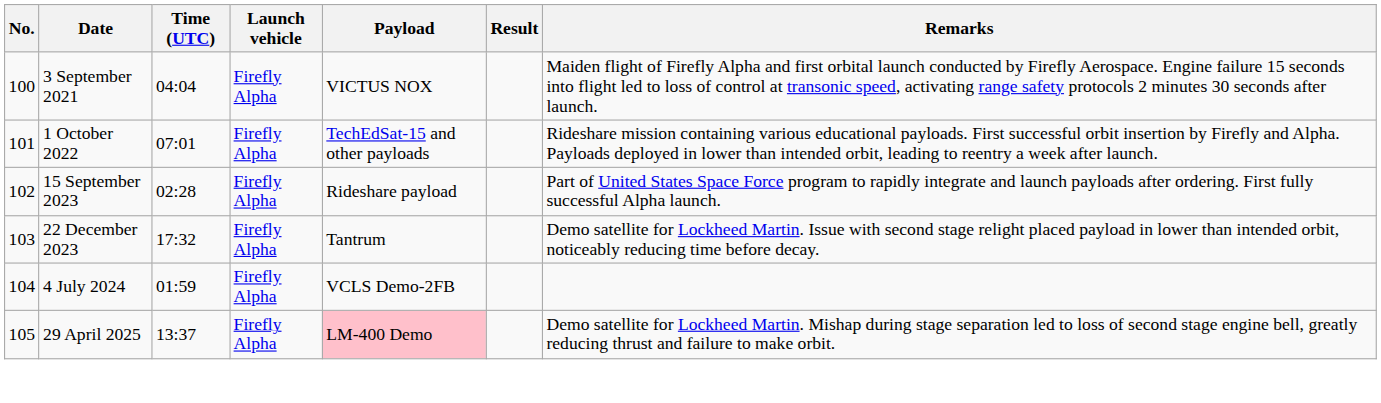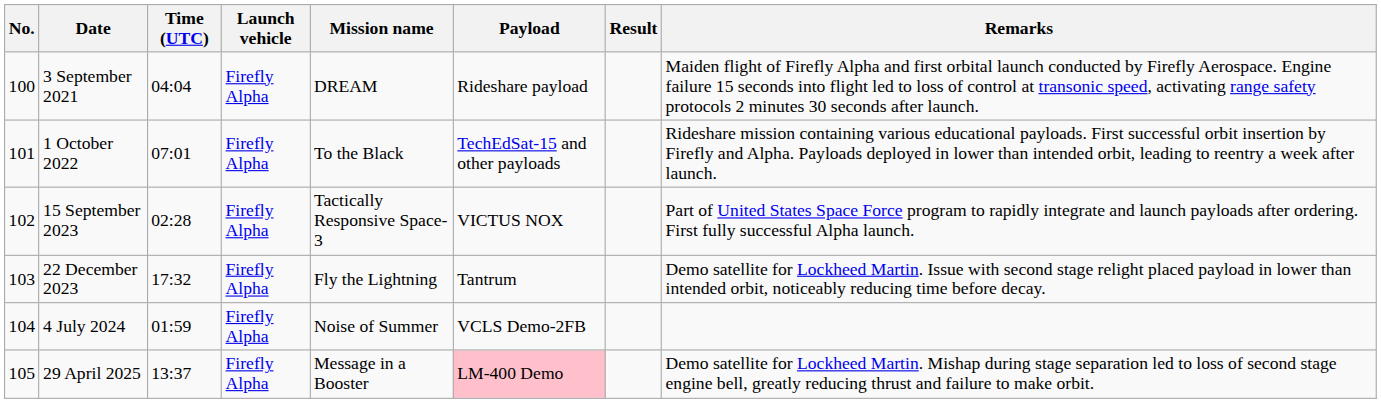+ column: (382, 28)
(379, 85) VICTUS NOX -> (523, 85) Rideshare payload
(392, 191) Rideshare payload -> (510, 220) VICTUS NOX
